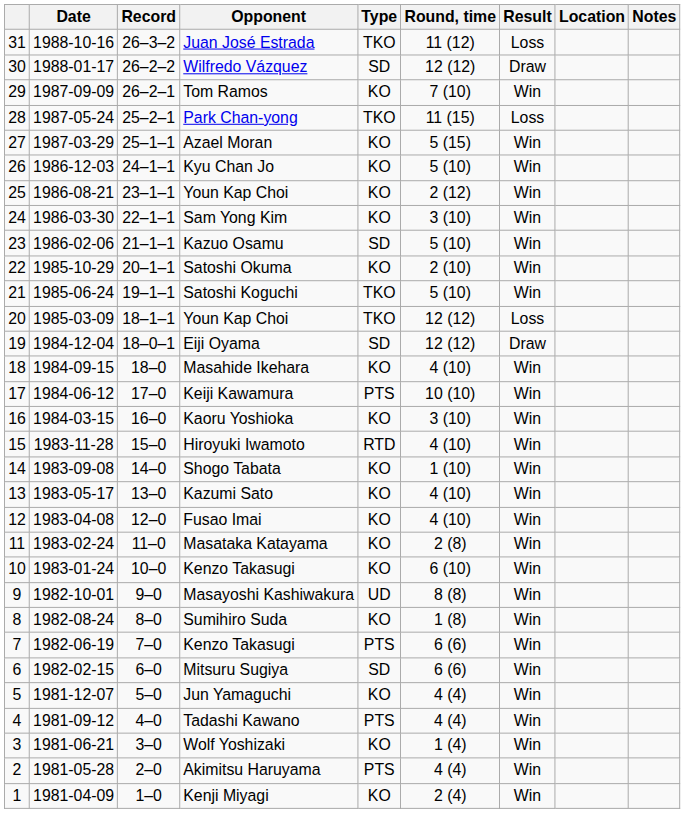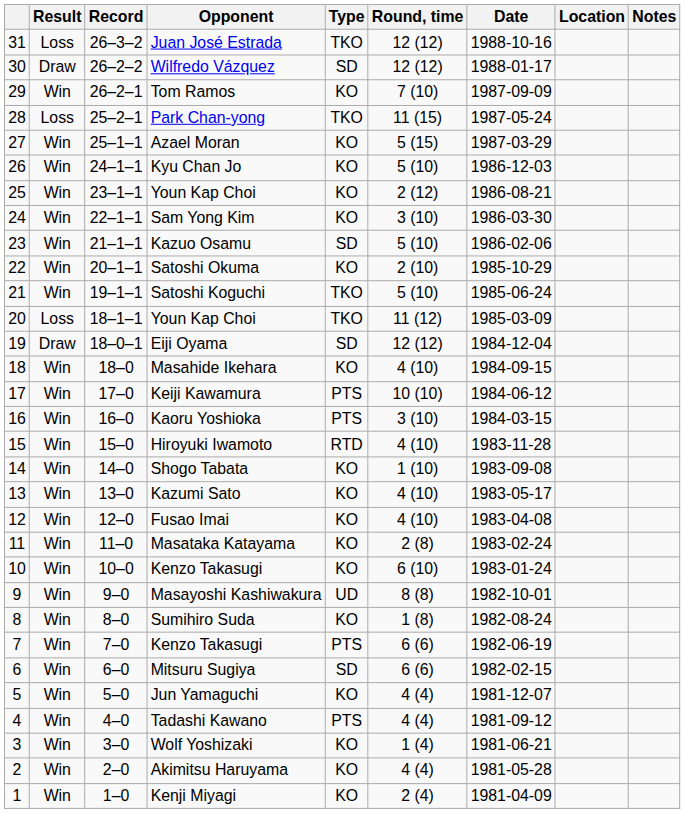columns swapped: (527, 17) <-> (74, 17)
(450, 42) 11 (12) -> (418, 42) 12 (12)
(450, 318) 12 (12) -> (418, 318) 11 (12)
(379, 419) KO -> (347, 419) PTS
(379, 770) PTS -> (347, 770) KO
